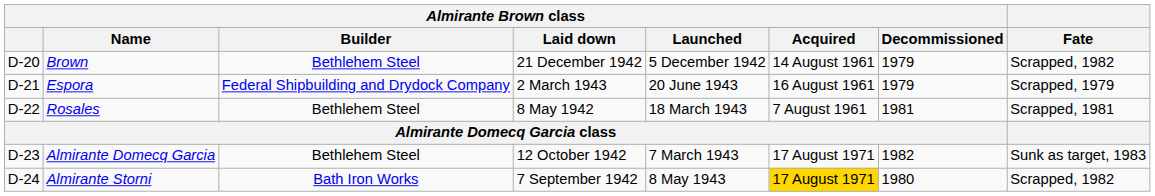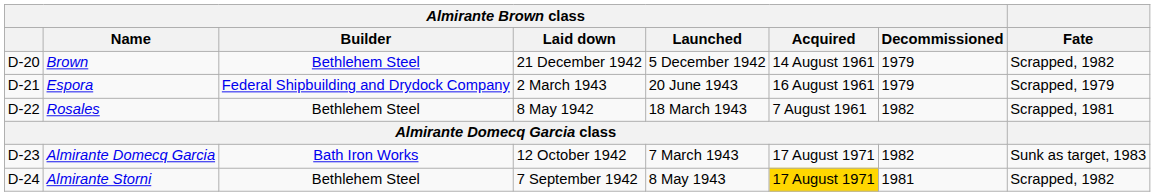(898, 109) 1981 -> (898, 109) 1982
(366, 156) Bethlehem Steel -> (366, 156) Bath Iron Works
(366, 179) Bath Iron Works -> (366, 179) Bethlehem Steel
(898, 179) 1980 -> (898, 179) 1981
